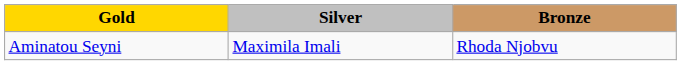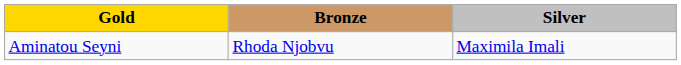columns swapped: (340, 18) <-> (564, 18)
